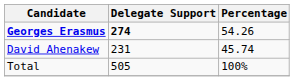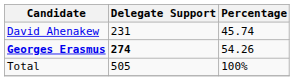rows swapped: (56, 31) <-> (53, 49)
